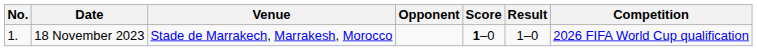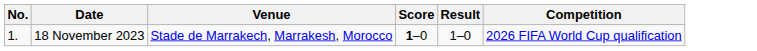- column: (429, 14)
